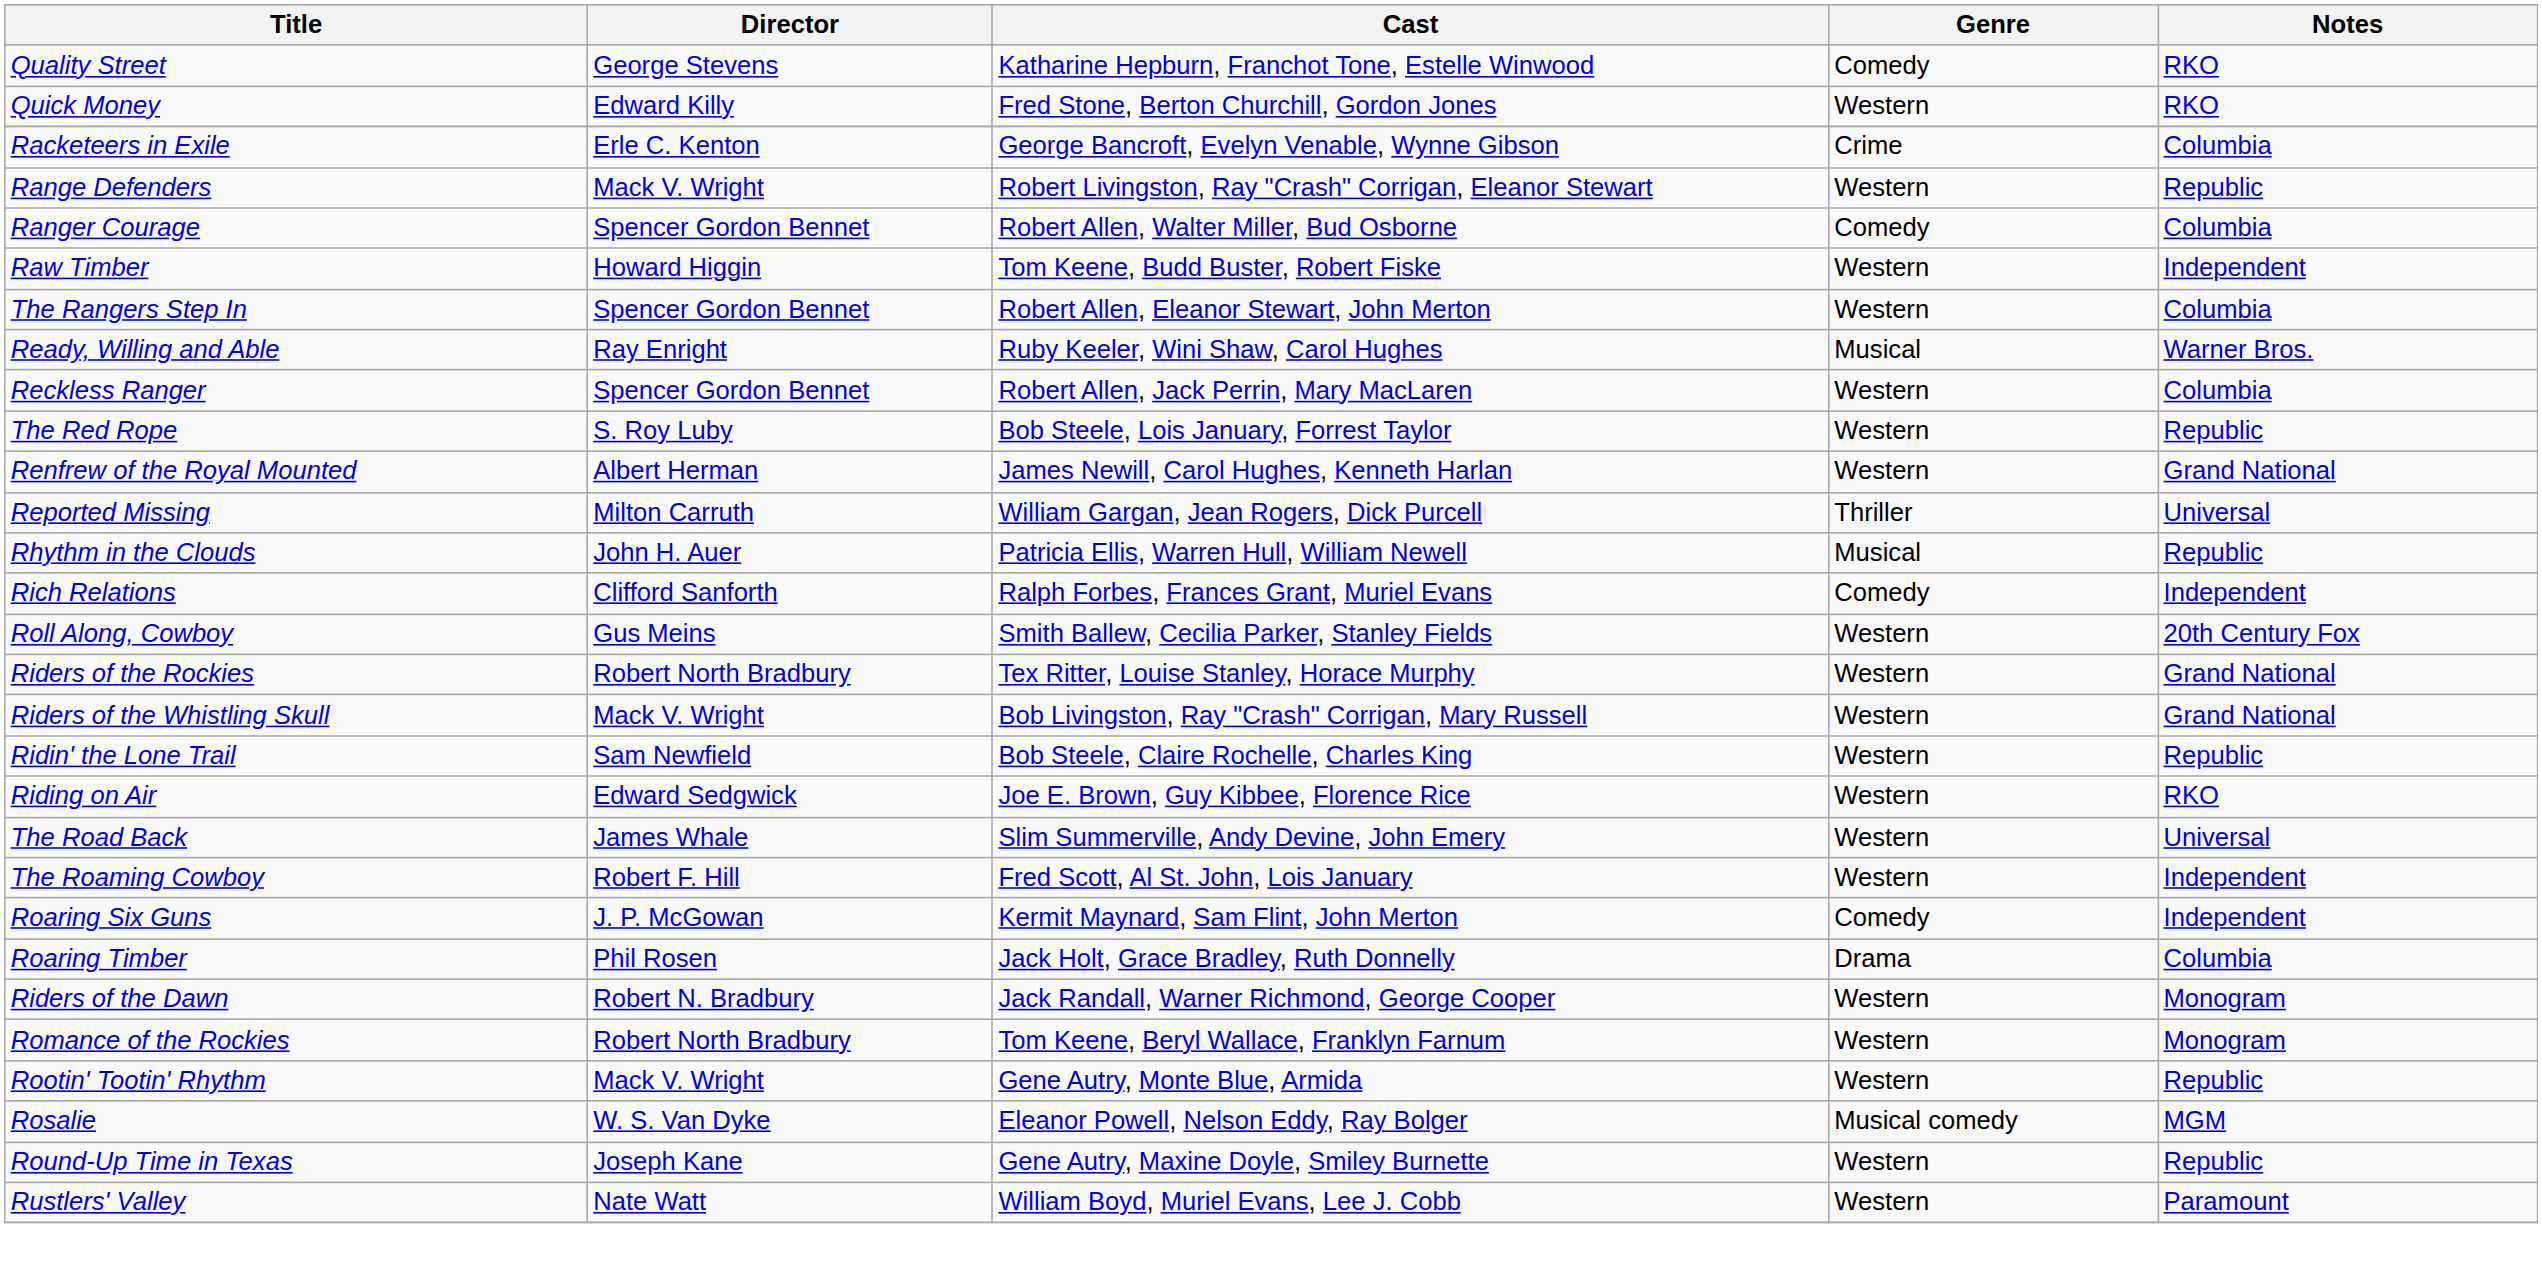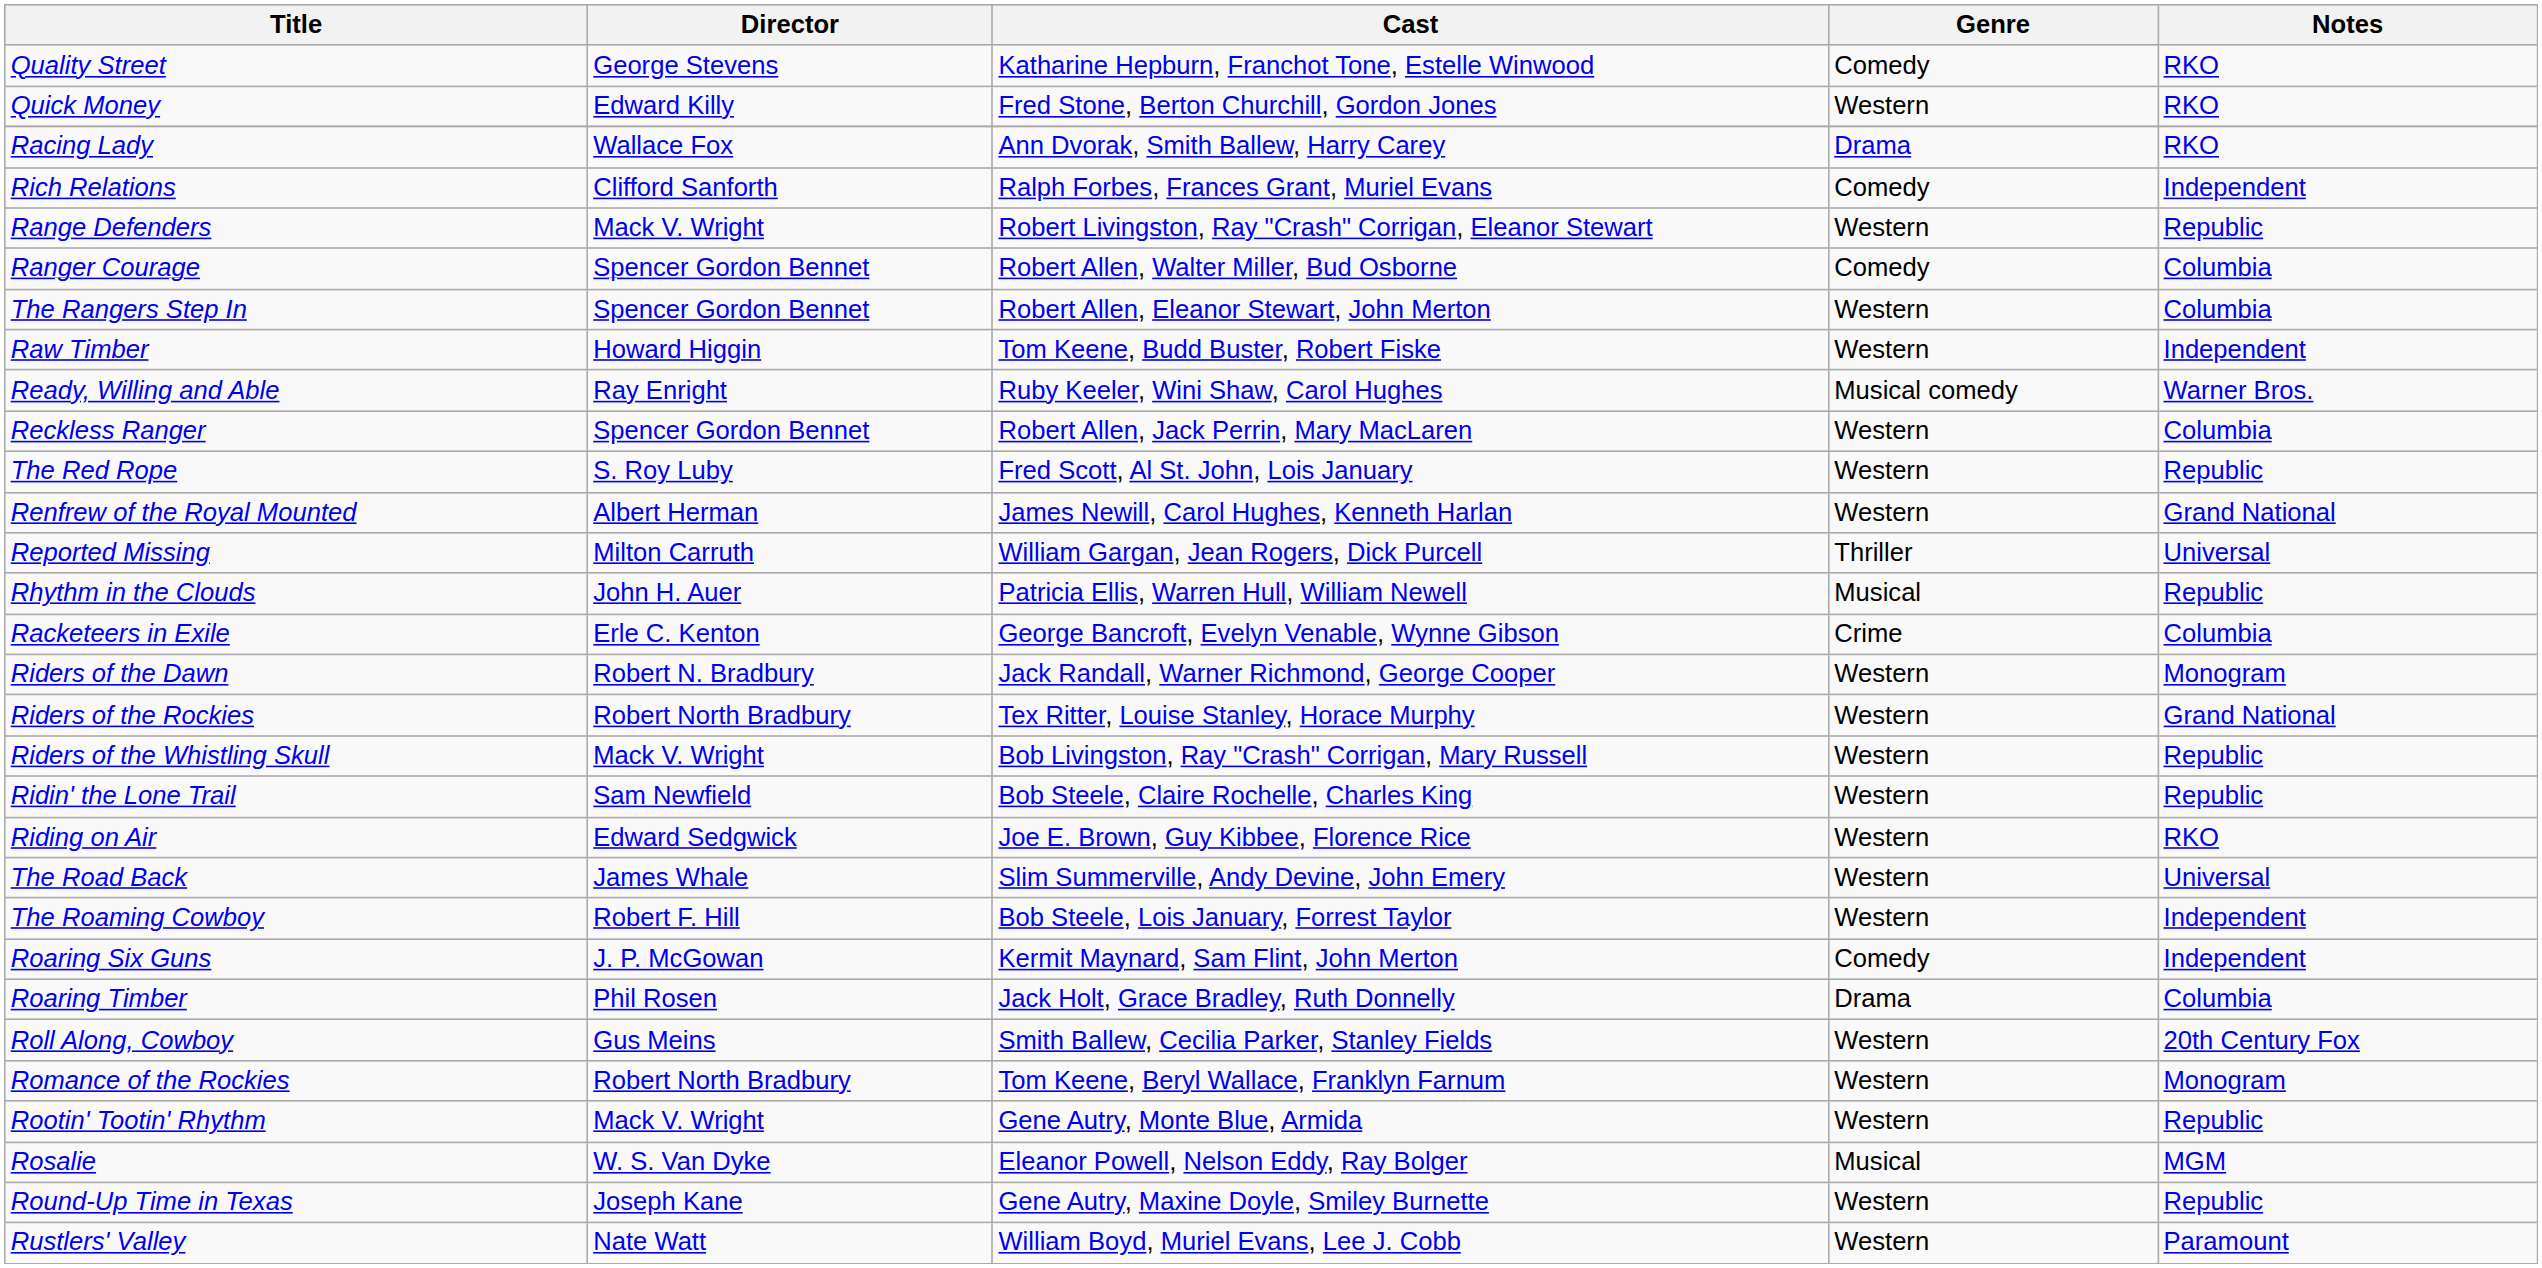+ row: (82, 146)
rows swapped: (120, 146) <-> (93, 593)
rows swapped: (129, 308) <-> (80, 268)
(1878, 349) Musical -> (1926, 390) Musical comedy
(1225, 430) Bob Steele, Lois January, Forrest Taylor -> (1206, 471) Fred Scott, Al St. John, Lois January
rows swapped: (120, 999) <-> (122, 633)
(2250, 715) Grand National -> (2213, 755) Republic
(1206, 877) Fred Scott, Al St. John, Lois January -> (1225, 918) Bob Steele, Lois January, Forrest Taylor
(1926, 1120) Musical comedy -> (1878, 1161) Musical
